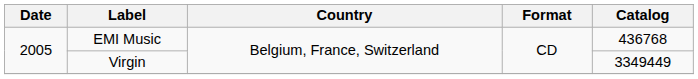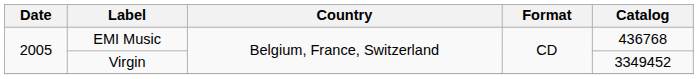(643, 62) 3349449 -> (643, 62) 3349452
